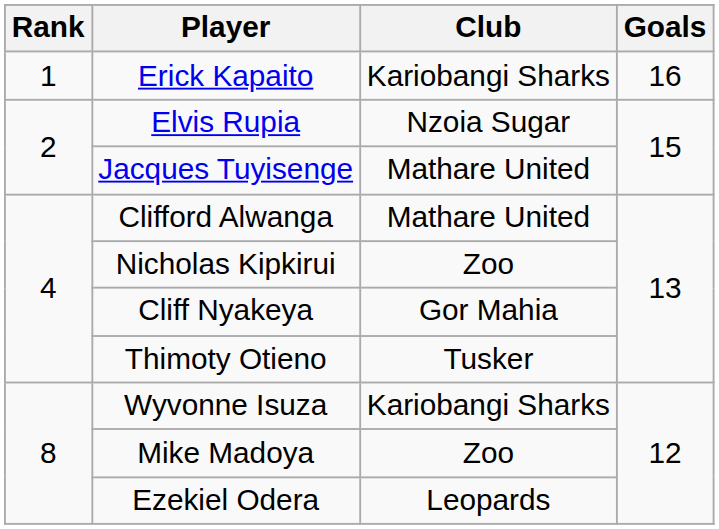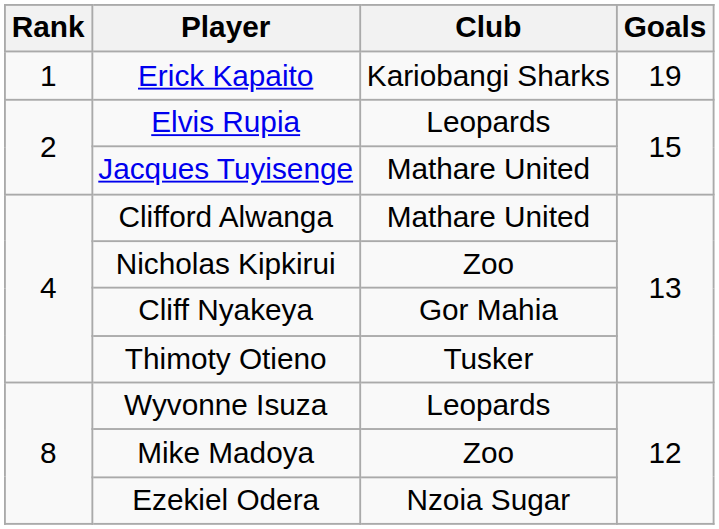(665, 75) 16 -> (665, 75) 19
(488, 122) Nzoia Sugar -> (488, 122) Leopards
(488, 405) Kariobangi Sharks -> (488, 405) Leopards
(488, 500) Leopards -> (488, 500) Nzoia Sugar
